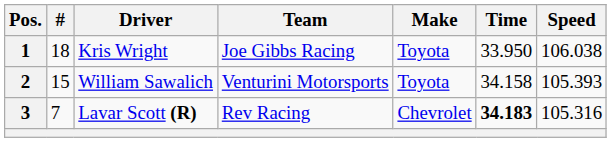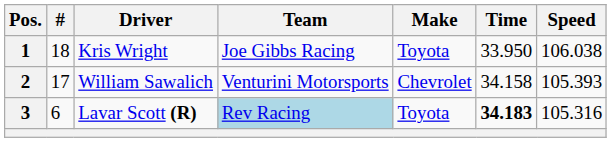(60, 82) 15 -> (60, 82) 17
(423, 82) Toyota -> (435, 82) Chevrolet
(55, 113) 7 -> (55, 113) 6
(266, 113) no background -> (266, 113) lightblue background
(435, 113) Chevrolet -> (423, 113) Toyota
